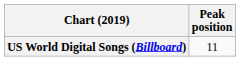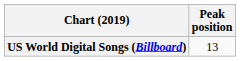(212, 46) 11 -> (212, 46) 13
